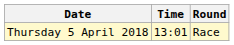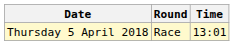columns swapped: (171, 14) <-> (210, 14)
